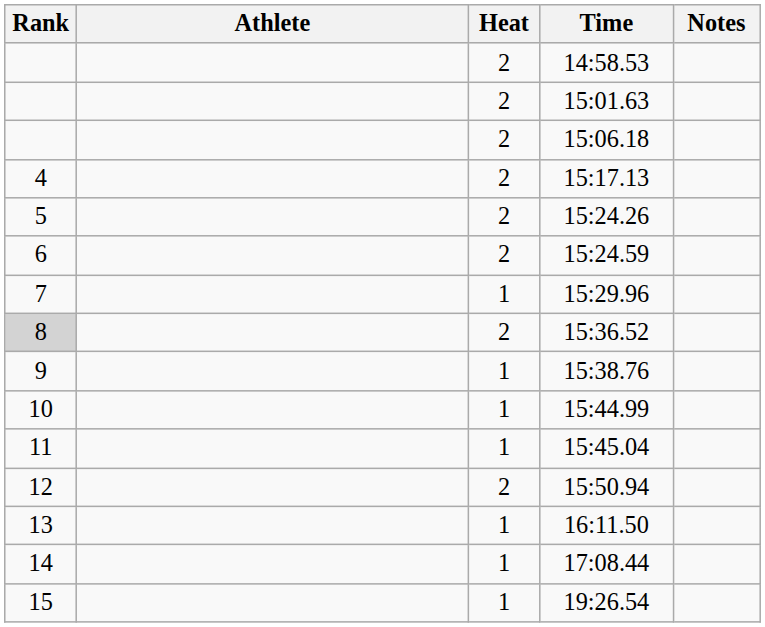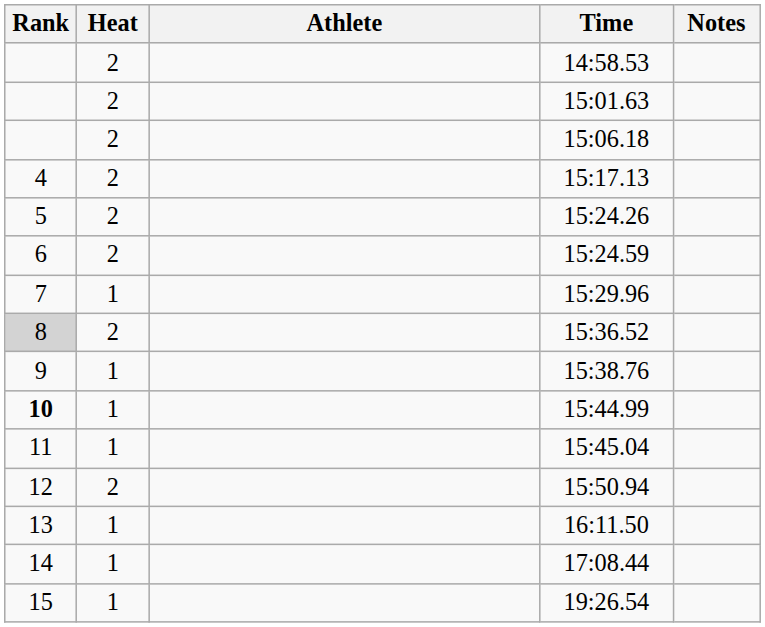columns swapped: (504, 23) <-> (272, 23)
(41, 409) normal -> (41, 409) bold
